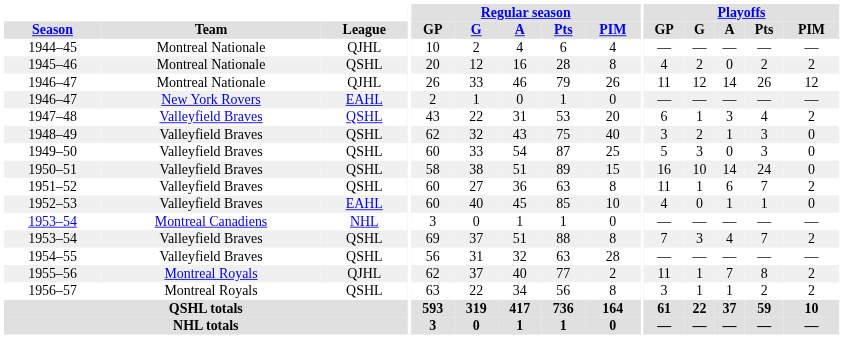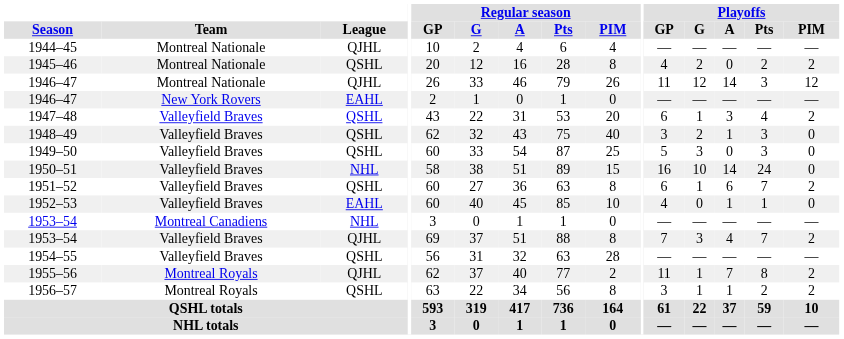(764, 82) 26 -> (764, 82) 3
(364, 169) QSHL -> (364, 169) NHL
(664, 186) 11 -> (664, 186) 6
(364, 238) QSHL -> (364, 238) QJHL
